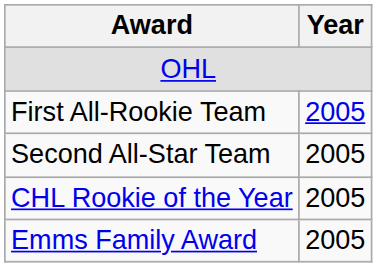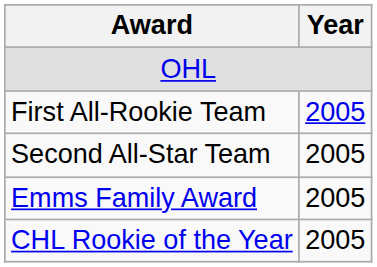rows swapped: (134, 240) <-> (152, 197)
